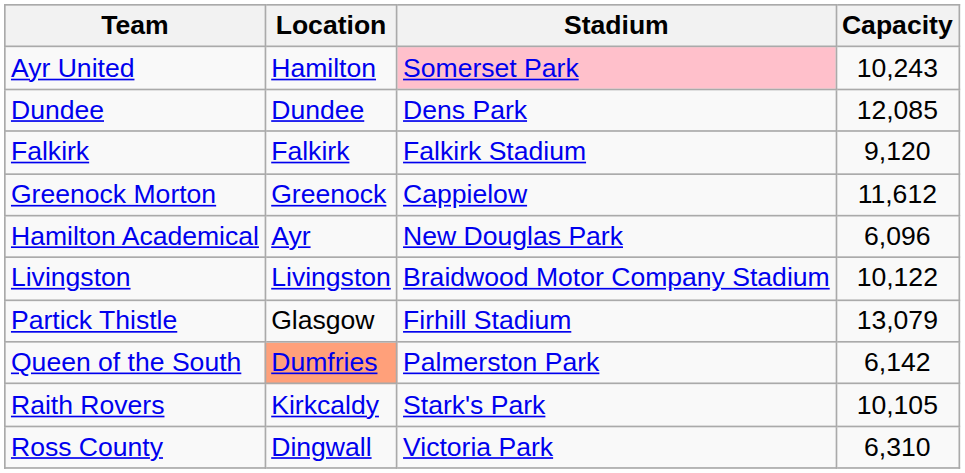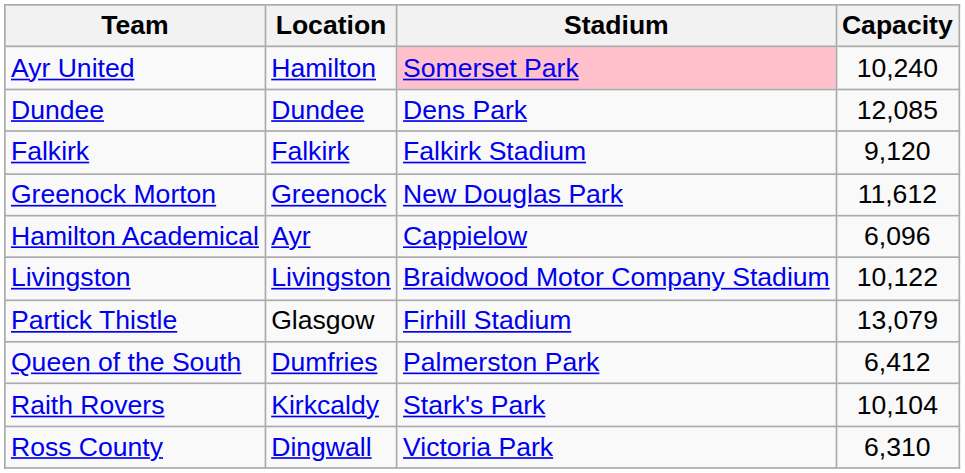(897, 67) 10,243 -> (897, 67) 10,240
(465, 194) Cappielow -> (513, 194) New Douglas Park
(513, 236) New Douglas Park -> (465, 236) Cappielow
(324, 362) lightsalmon background -> (324, 362) no background
(897, 362) 6,142 -> (897, 362) 6,412
(897, 404) 10,105 -> (897, 404) 10,104
